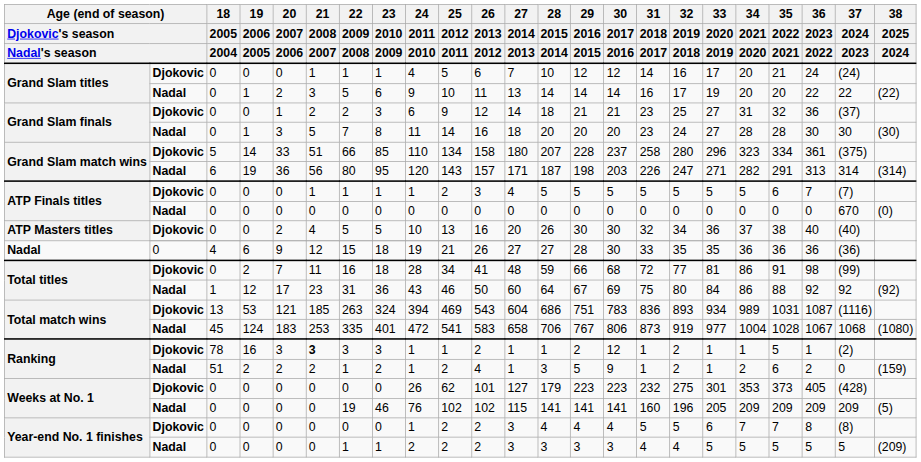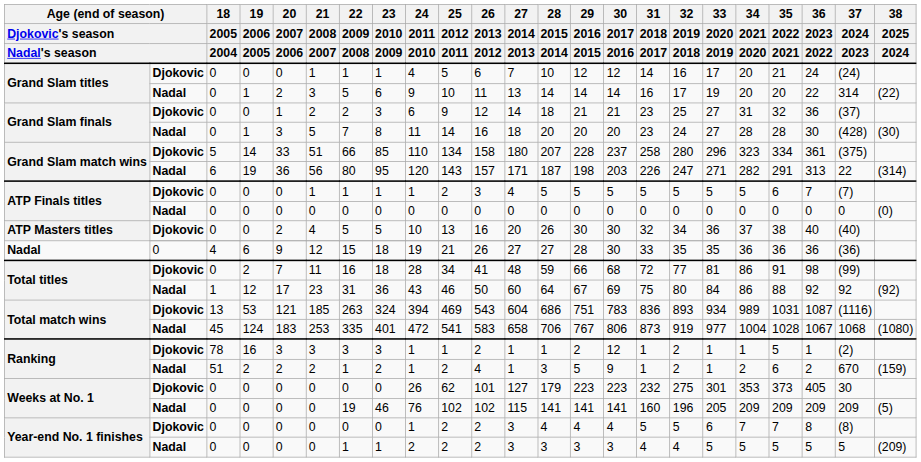(845, 93) 22 -> (849, 93) 314
(845, 132) 30 -> (853, 132) (428)
(849, 171) 314 -> (845, 171) 22
(849, 211) 670 -> (842, 211) 0
(312, 349) bold -> (312, 349) normal
(842, 369) 0 -> (849, 369) 670
(853, 388) (428) -> (845, 388) 30
